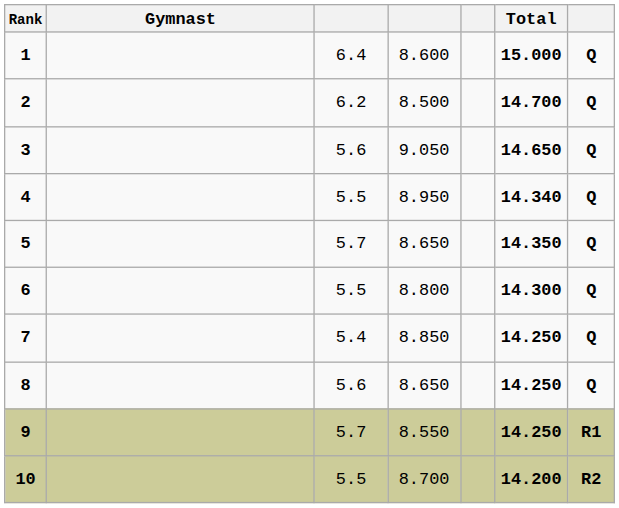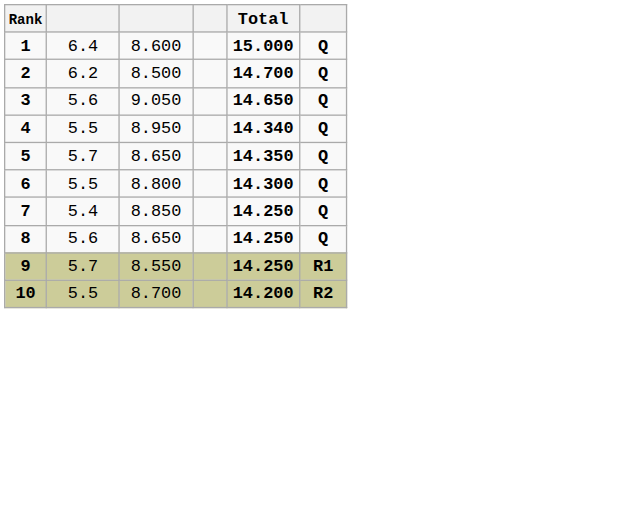- column: (181, 18)
